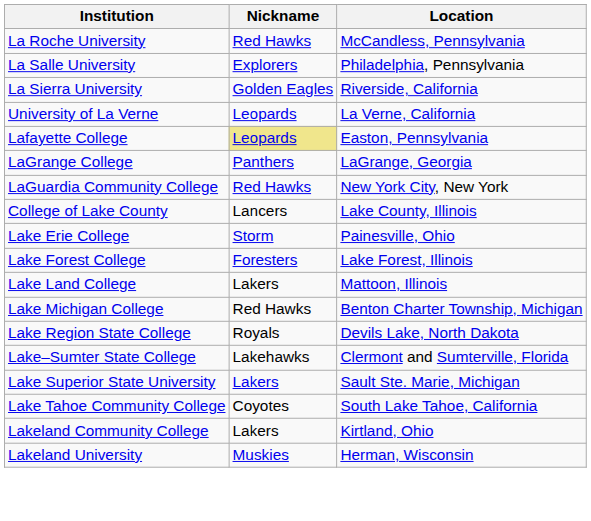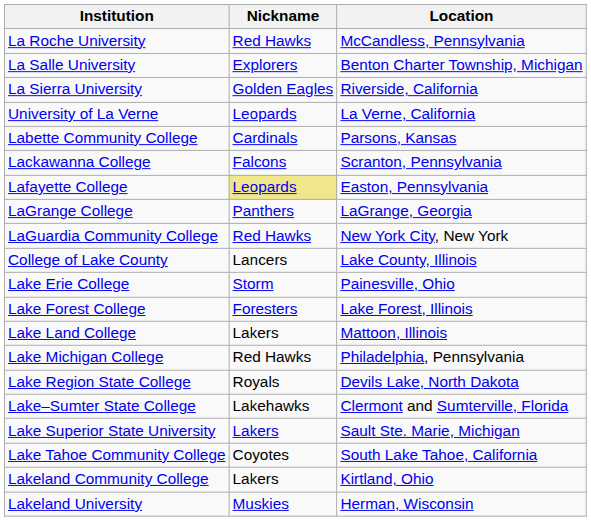(432, 65) Philadelphia, Pennsylvania -> (461, 65) Benton Charter Township, Michigan
+ row: (103, 138)
+ row: (79, 162)
(461, 308) Benton Charter Township, Michigan -> (432, 357) Philadelphia, Pennsylvania
